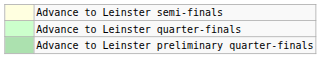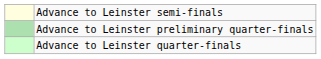rows swapped: (139, 29) <-> (175, 45)
